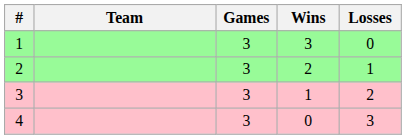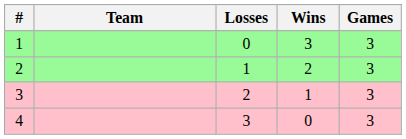columns swapped: (246, 17) <-> (370, 17)
